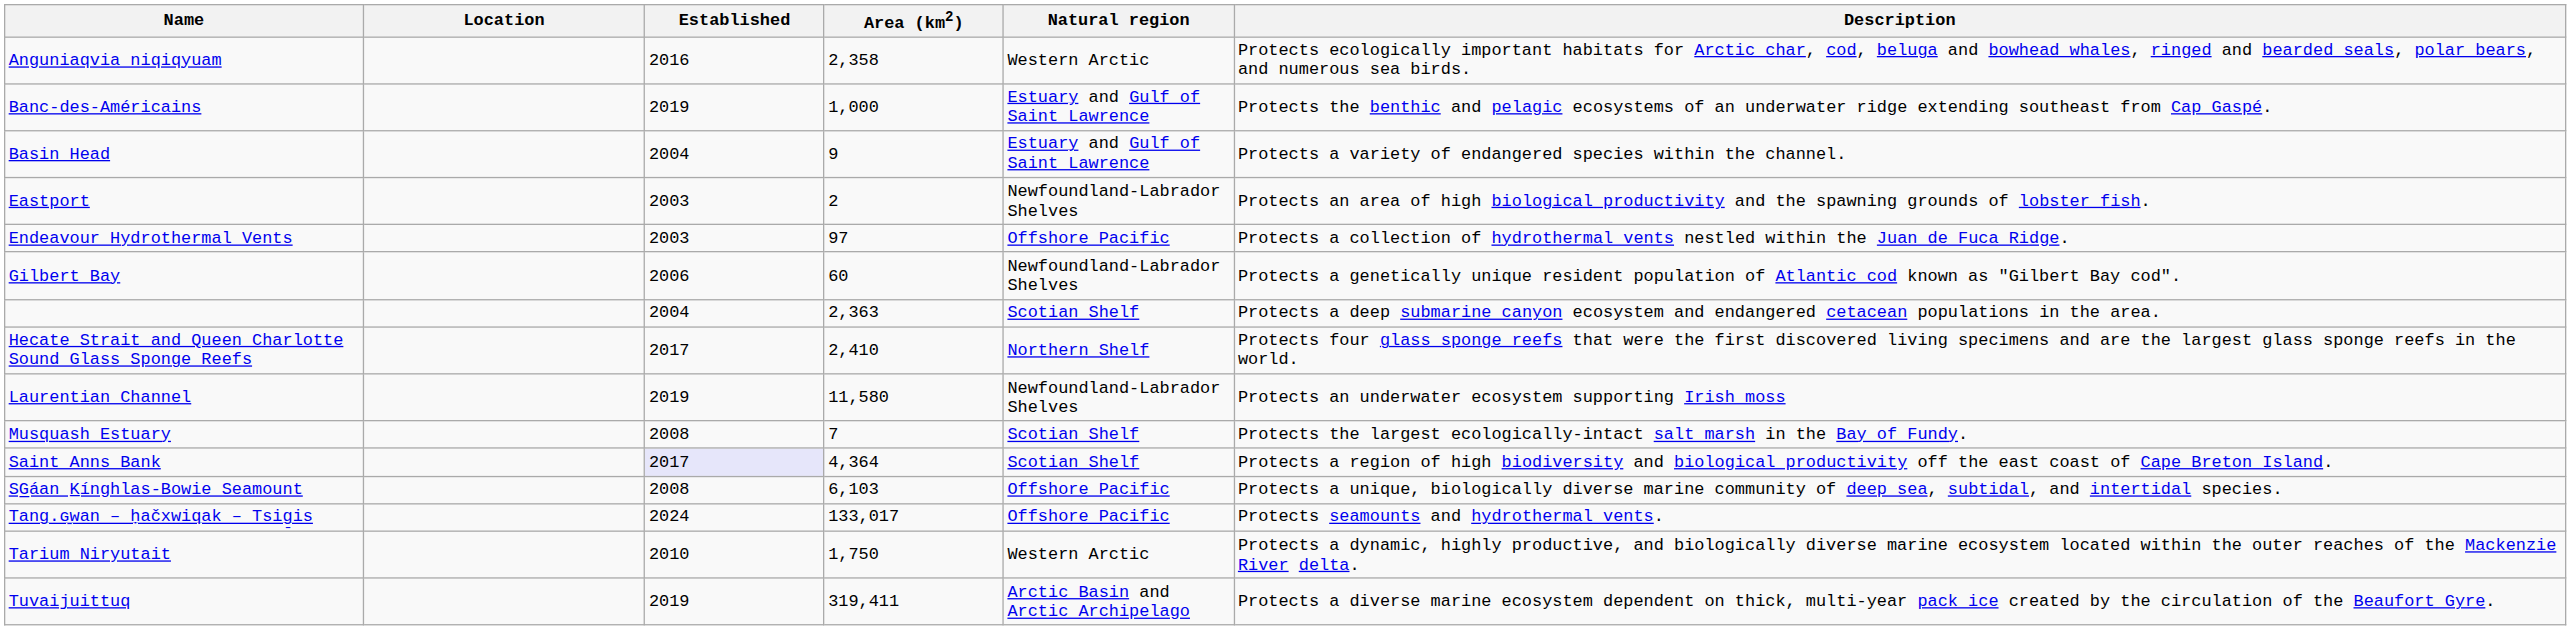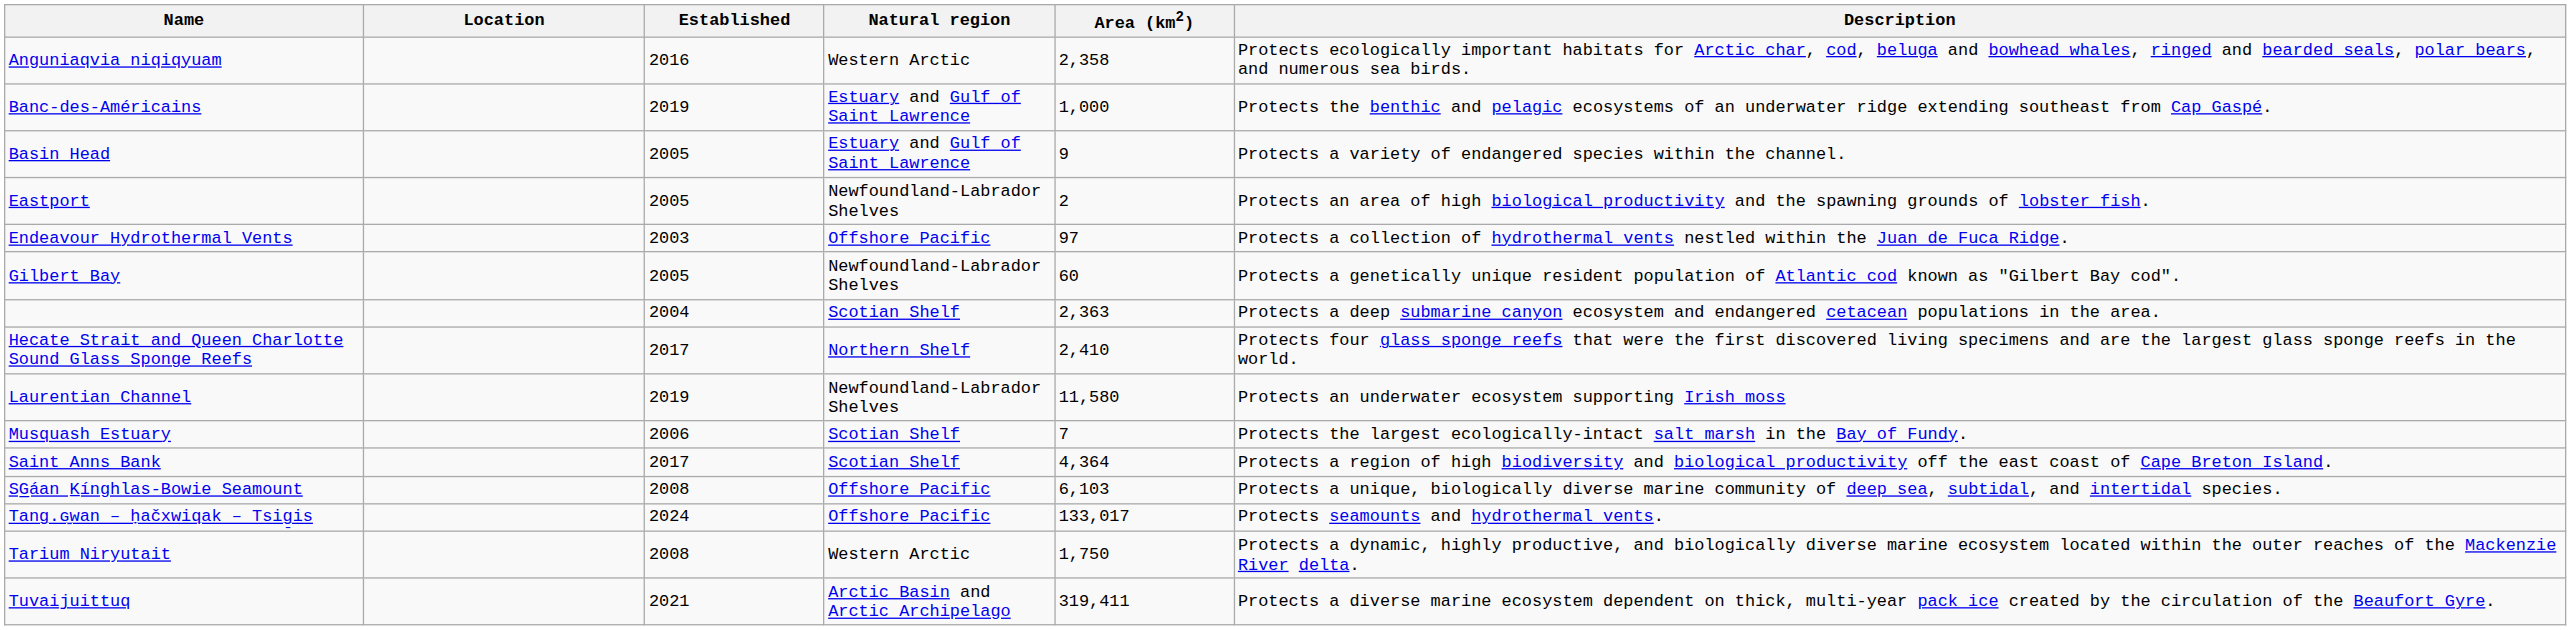columns swapped: (914, 21) <-> (1119, 21)
(669, 154) 2004 -> (669, 154) 2005
(669, 201) 2003 -> (669, 201) 2005
(669, 276) 2006 -> (669, 276) 2005
(669, 435) 2008 -> (669, 435) 2006
(669, 462) lavender background -> (669, 462) no background
(669, 555) 2010 -> (669, 555) 2008
(669, 602) 2019 -> (669, 602) 2021
